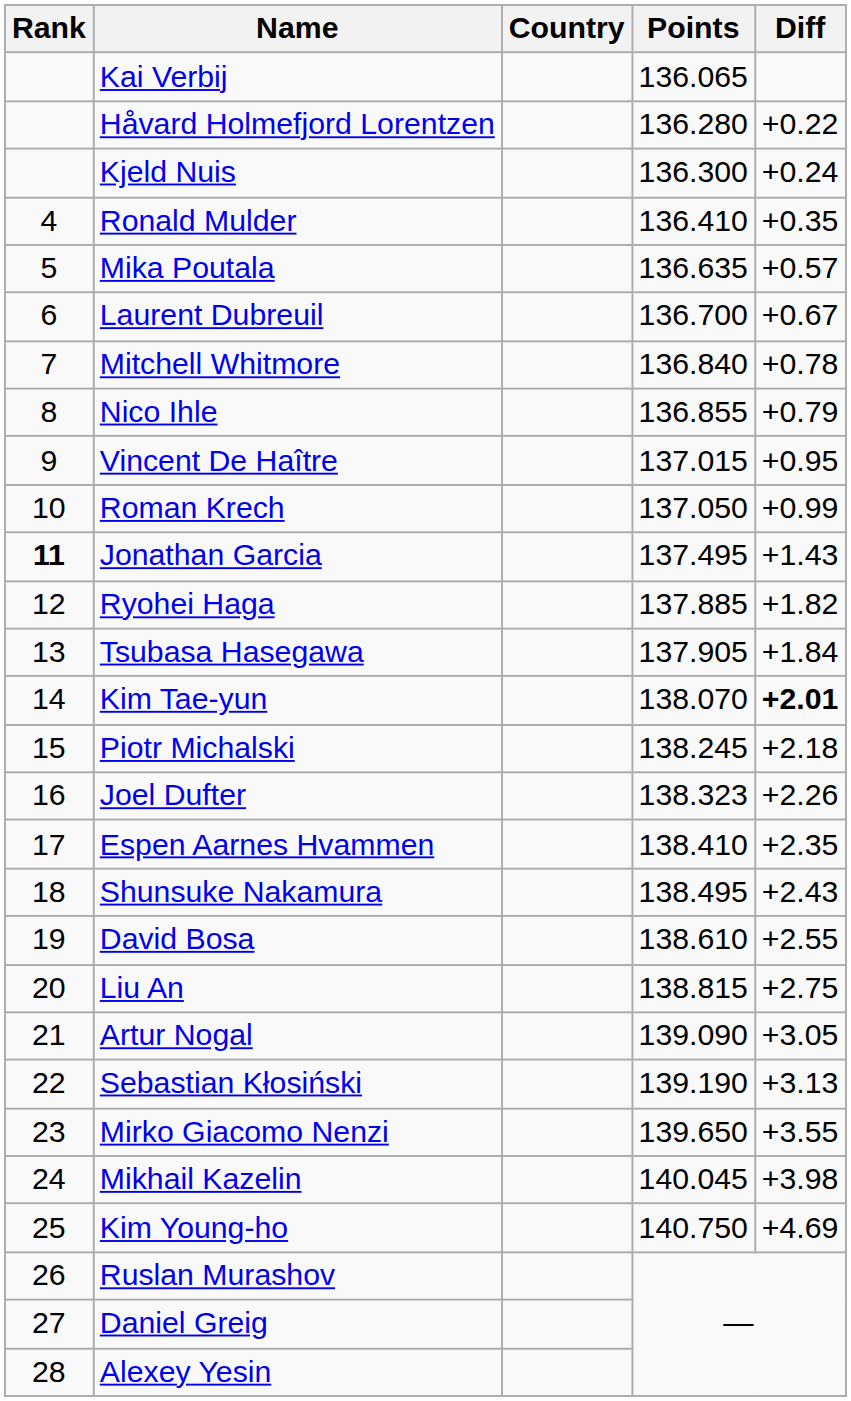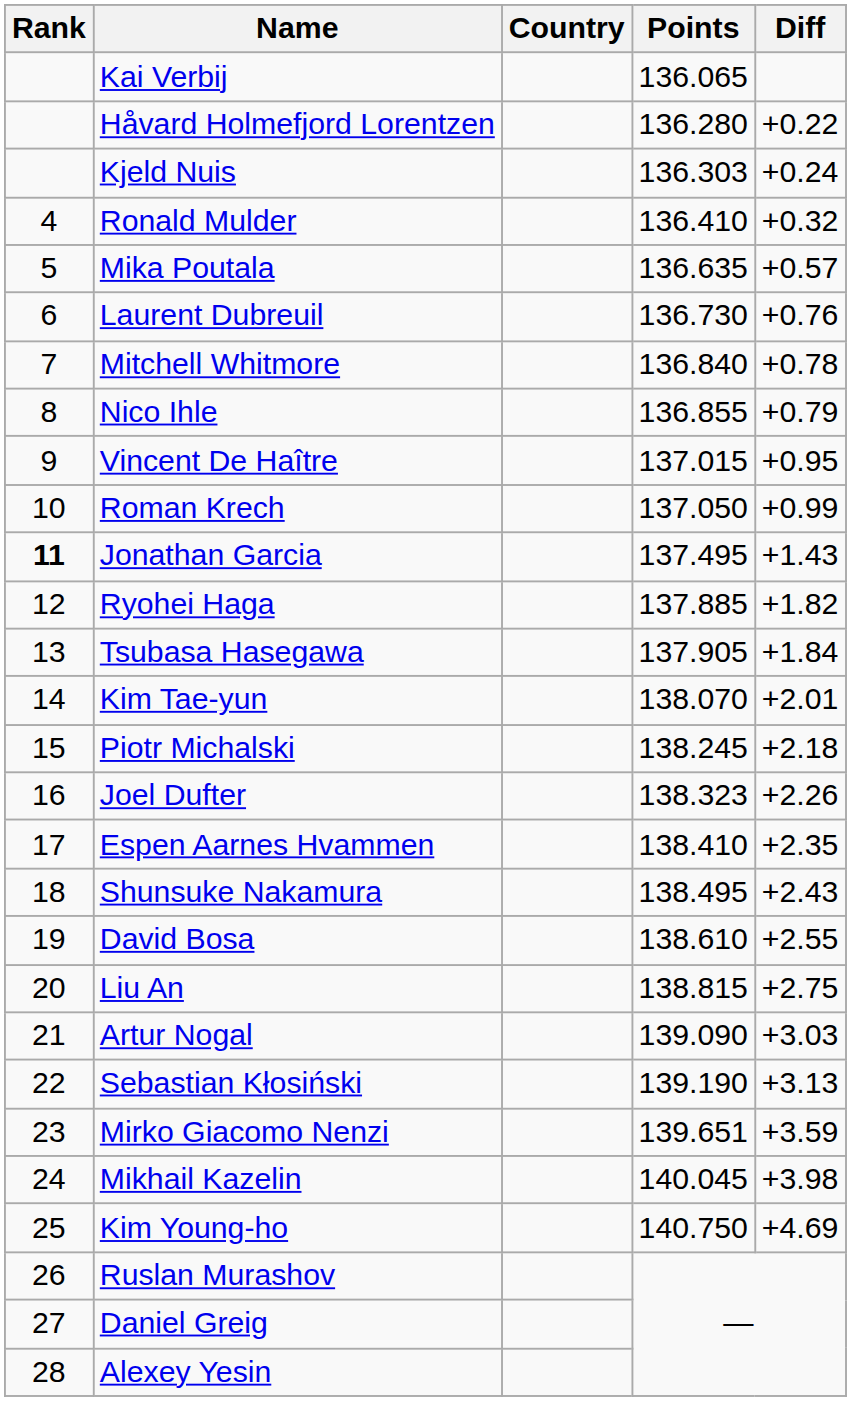(693, 172) 136.300 -> (693, 172) 136.303
(800, 220) +0.35 -> (800, 220) +0.32
(693, 316) 136.700 -> (693, 316) 136.730
(800, 316) +0.67 -> (800, 316) +0.76
(800, 699) bold -> (800, 699) normal
(800, 1035) +3.05 -> (800, 1035) +3.03
(693, 1131) 139.650 -> (693, 1131) 139.651
(800, 1131) +3.55 -> (800, 1131) +3.59
